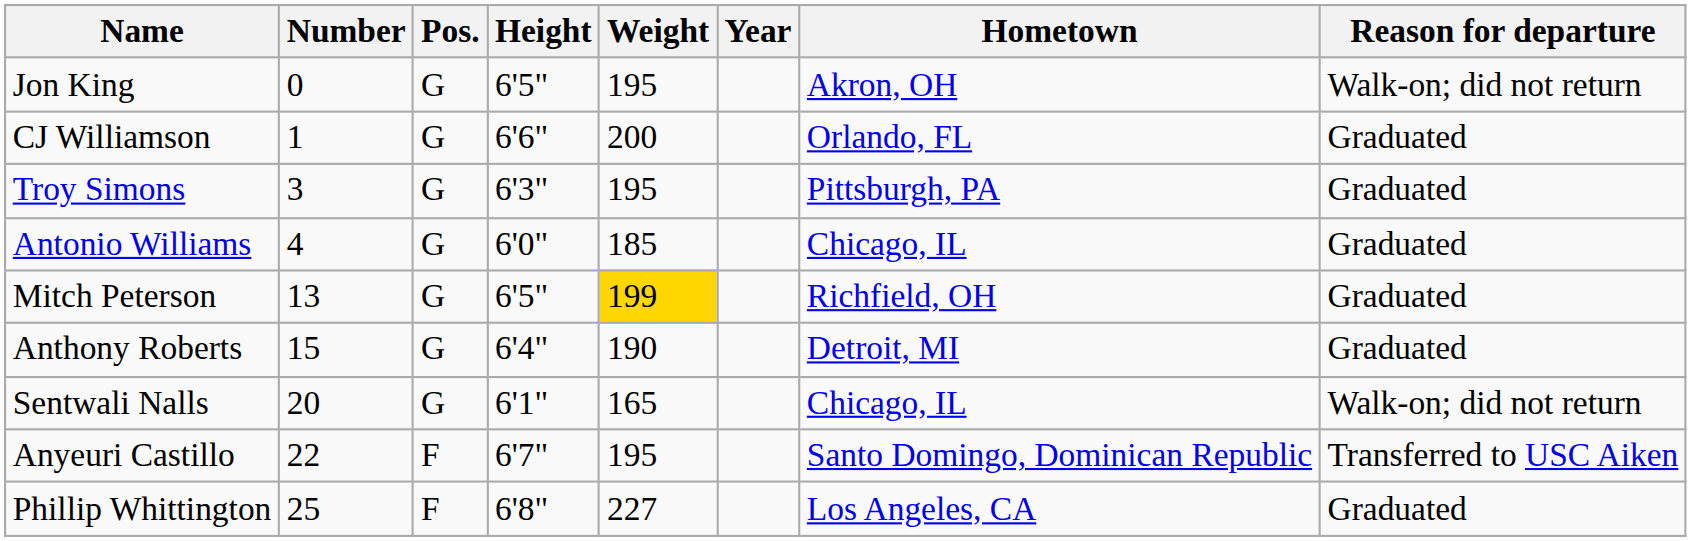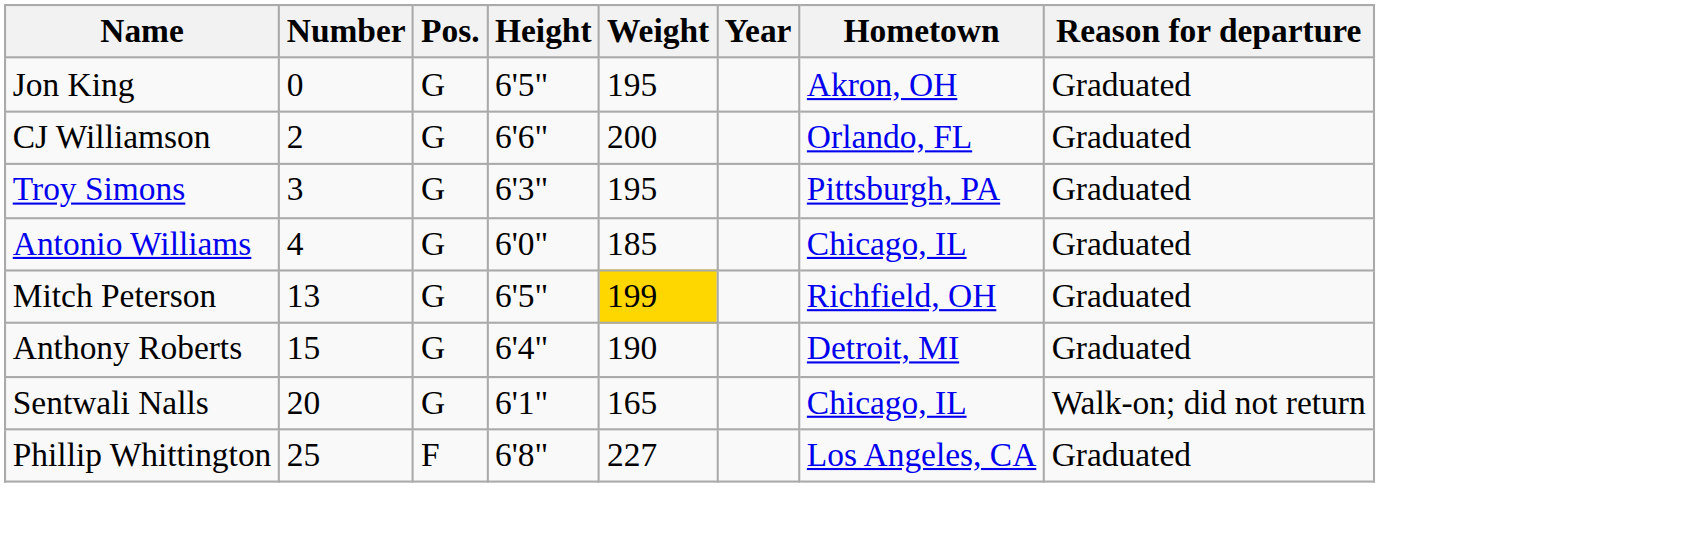(1485, 84) Walk-on; did not return -> (1121, 84) Graduated
(295, 137) 1 -> (295, 137) 2
- row: (124, 455)
